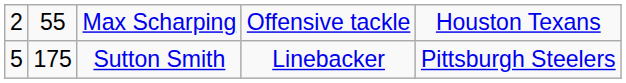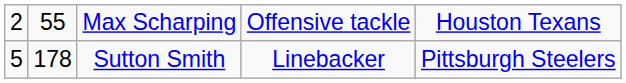(53, 59) 175 -> (53, 59) 178
